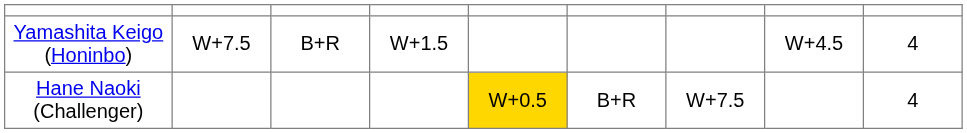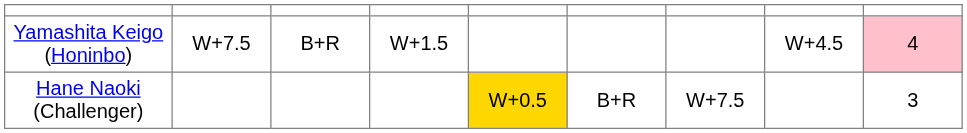(913, 43) no background -> (913, 43) pink background
(913, 100) 4 -> (913, 100) 3
